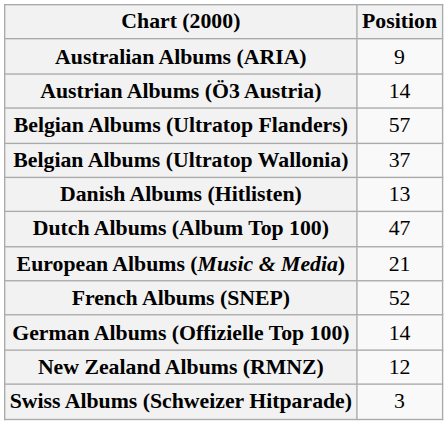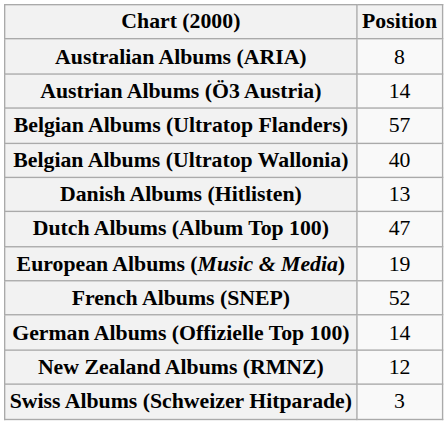(400, 56) 9 -> (400, 56) 8
(400, 159) 37 -> (400, 159) 40
(400, 263) 21 -> (400, 263) 19
